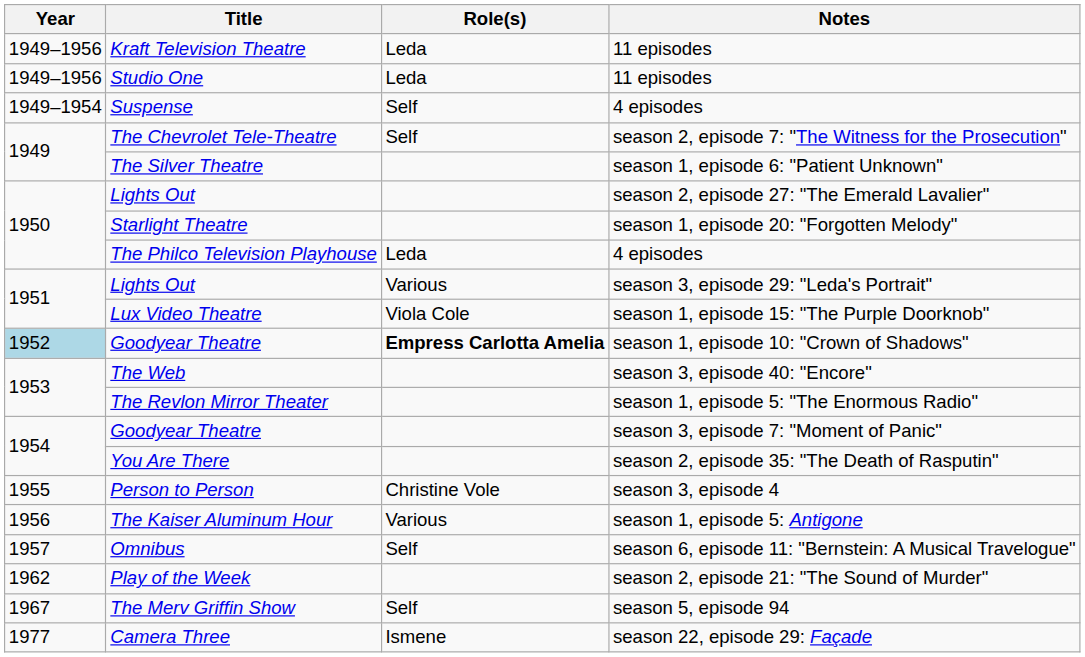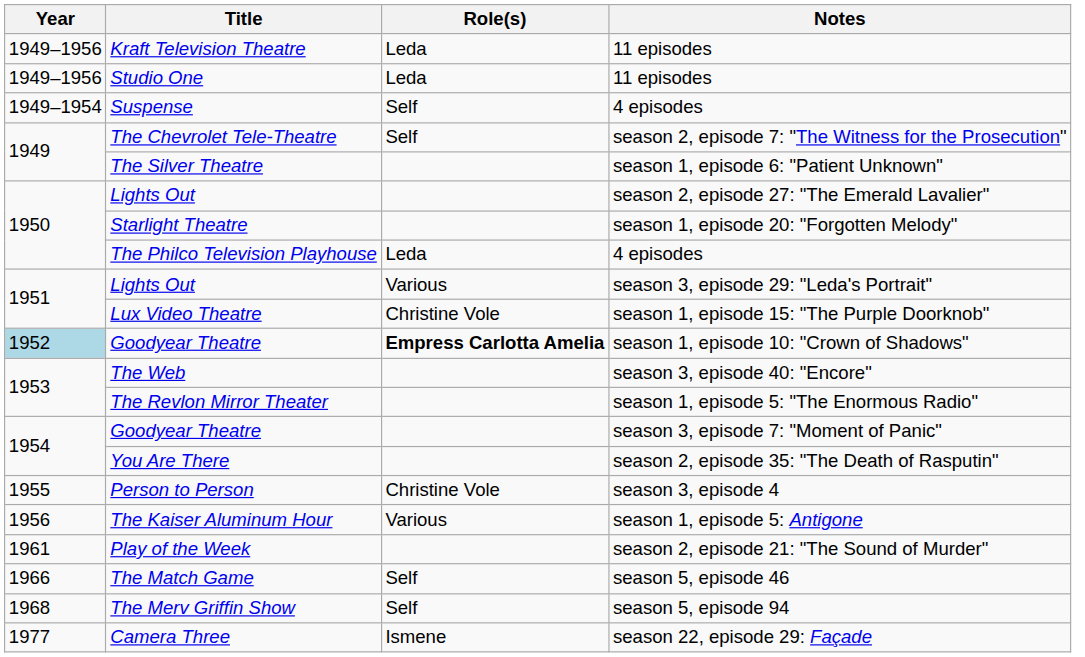(428, 313) Viola Cole -> (443, 313) Christine Vole
- row: (147, 549)
(30, 578) 1962 -> (30, 549) 1961
+ row: (182, 578)
(30, 607) 1967 -> (30, 607) 1968
